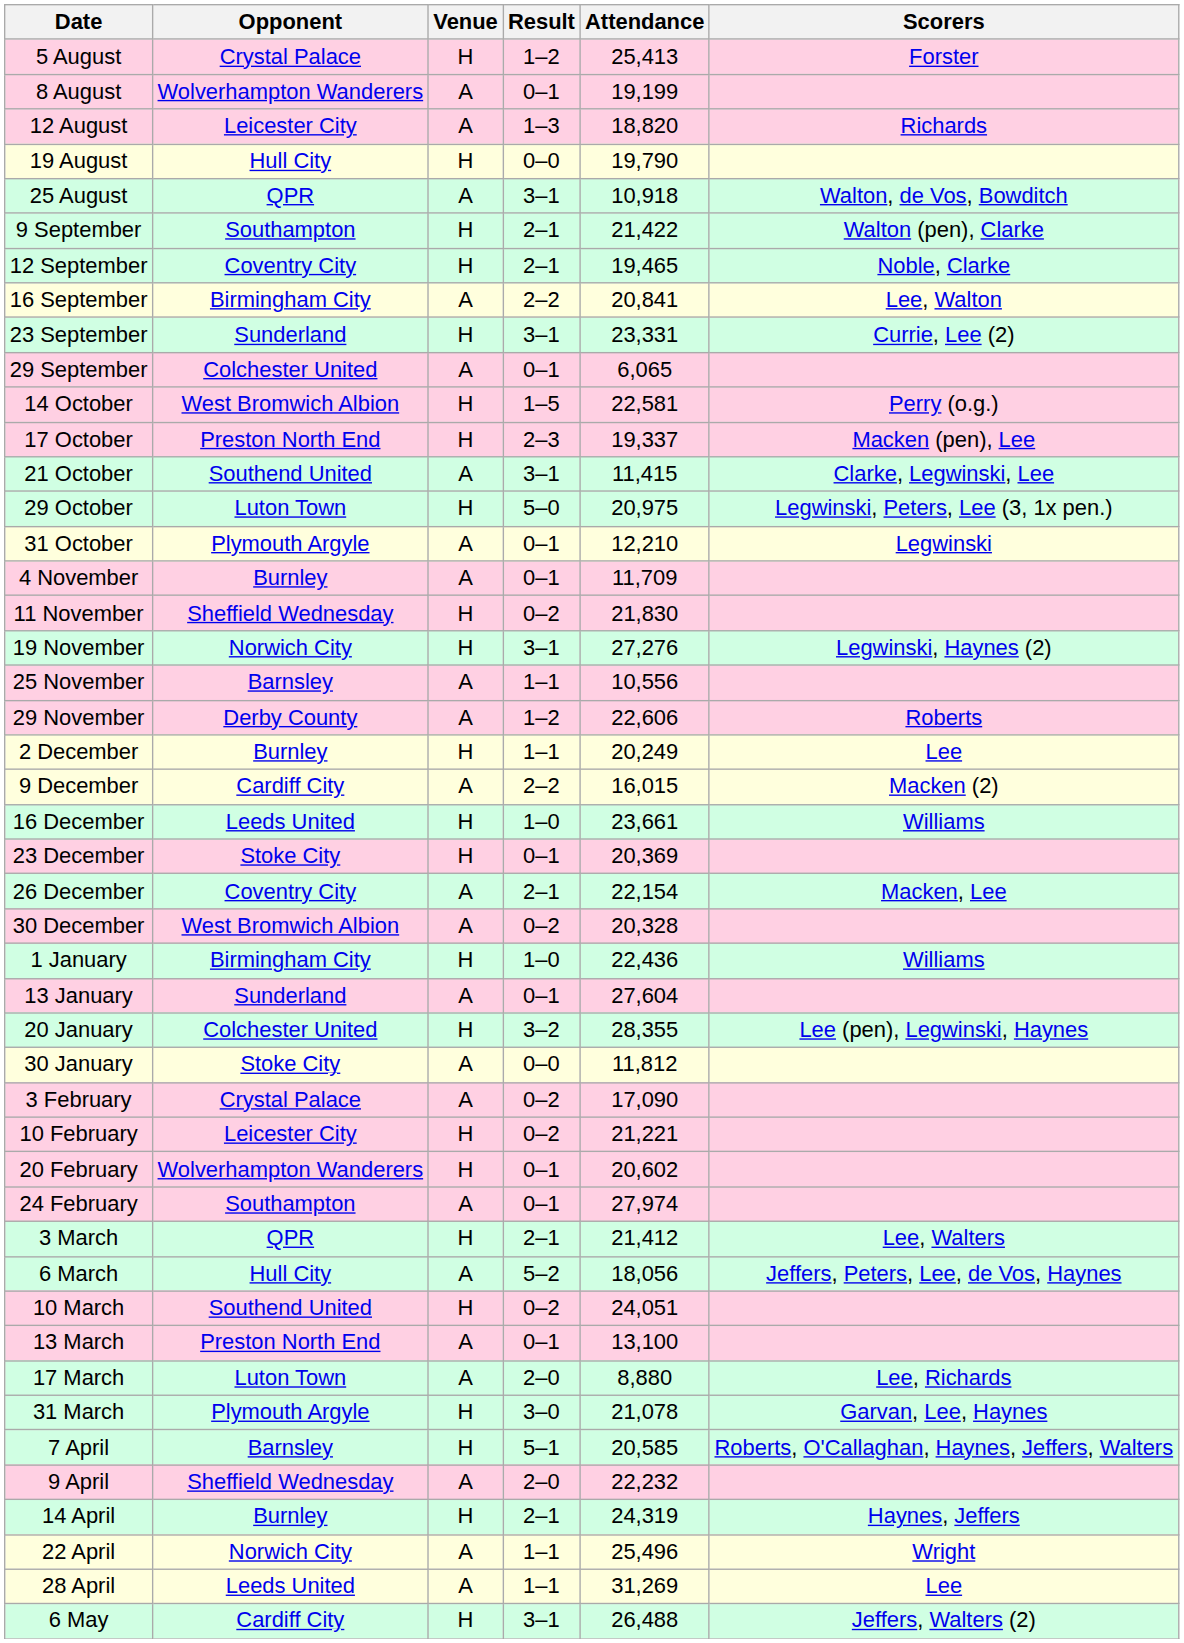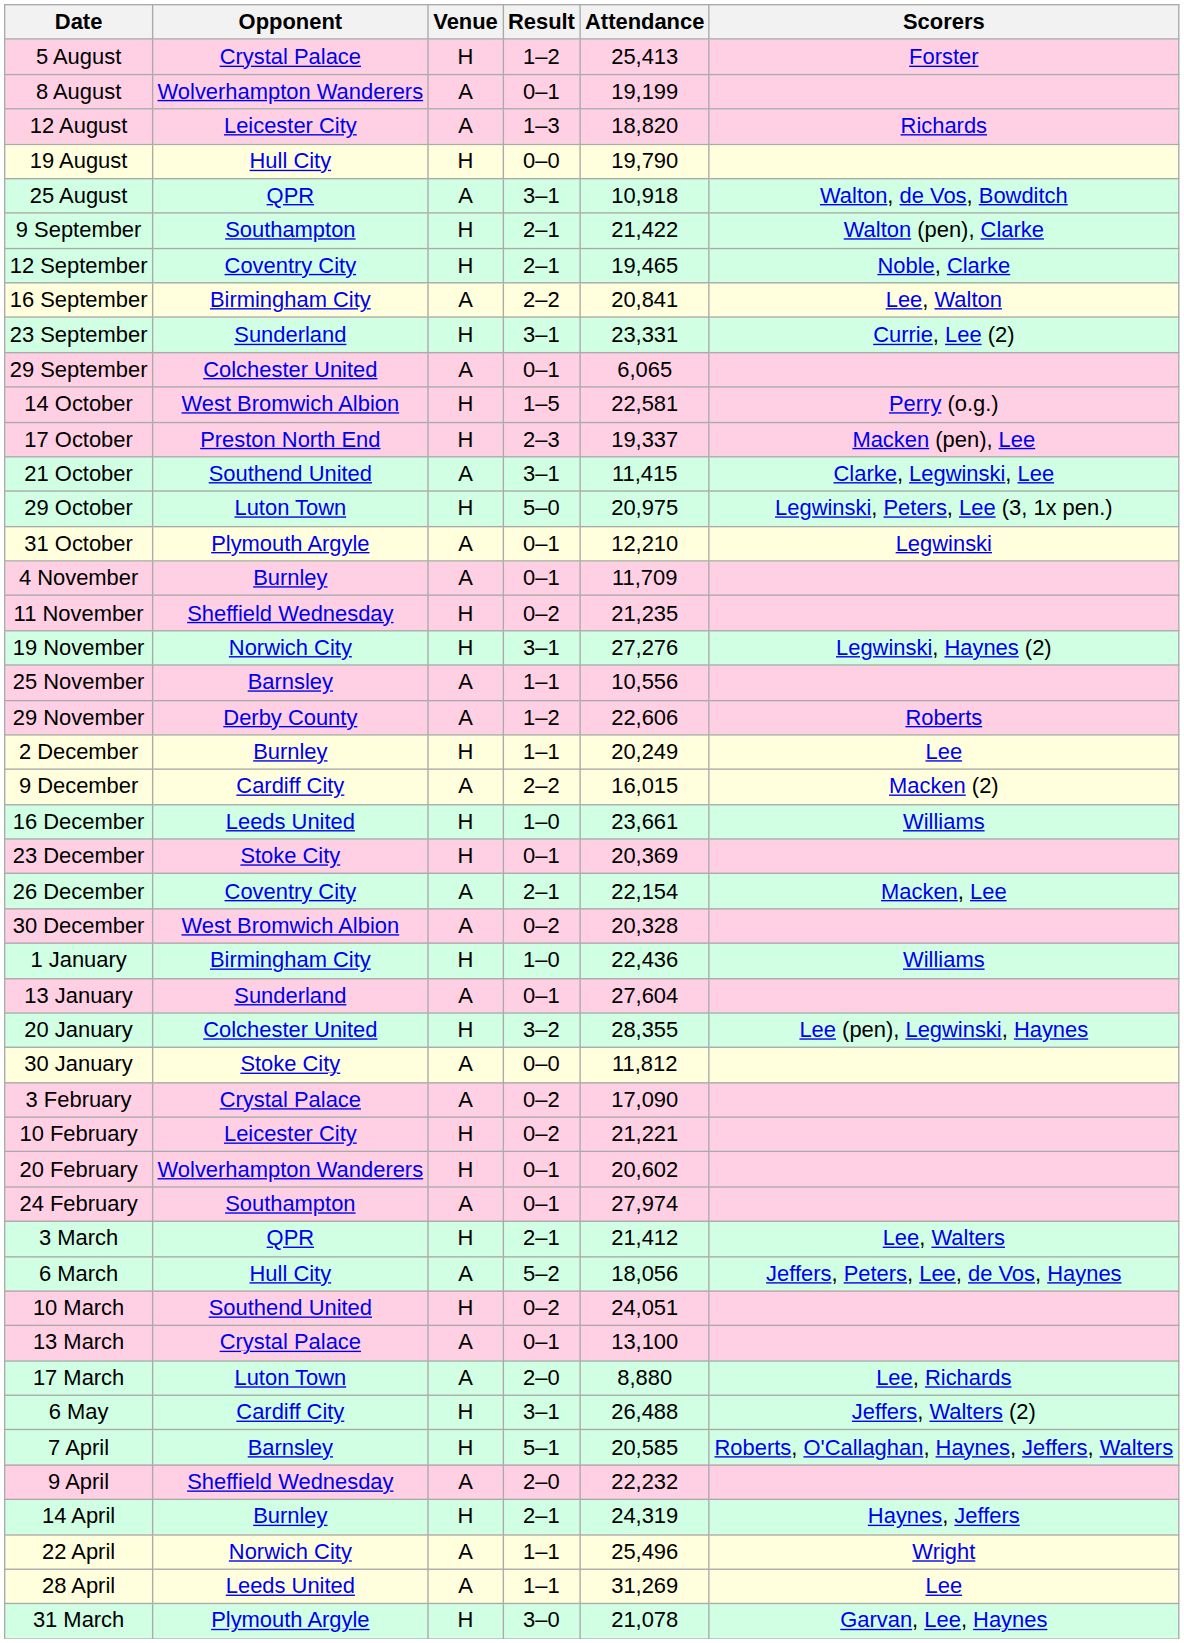(645, 612) 21,830 -> (645, 612) 21,235
(290, 1342) Preston North End -> (290, 1342) Crystal Palace
rows swapped: (79, 1412) <-> (79, 1621)
